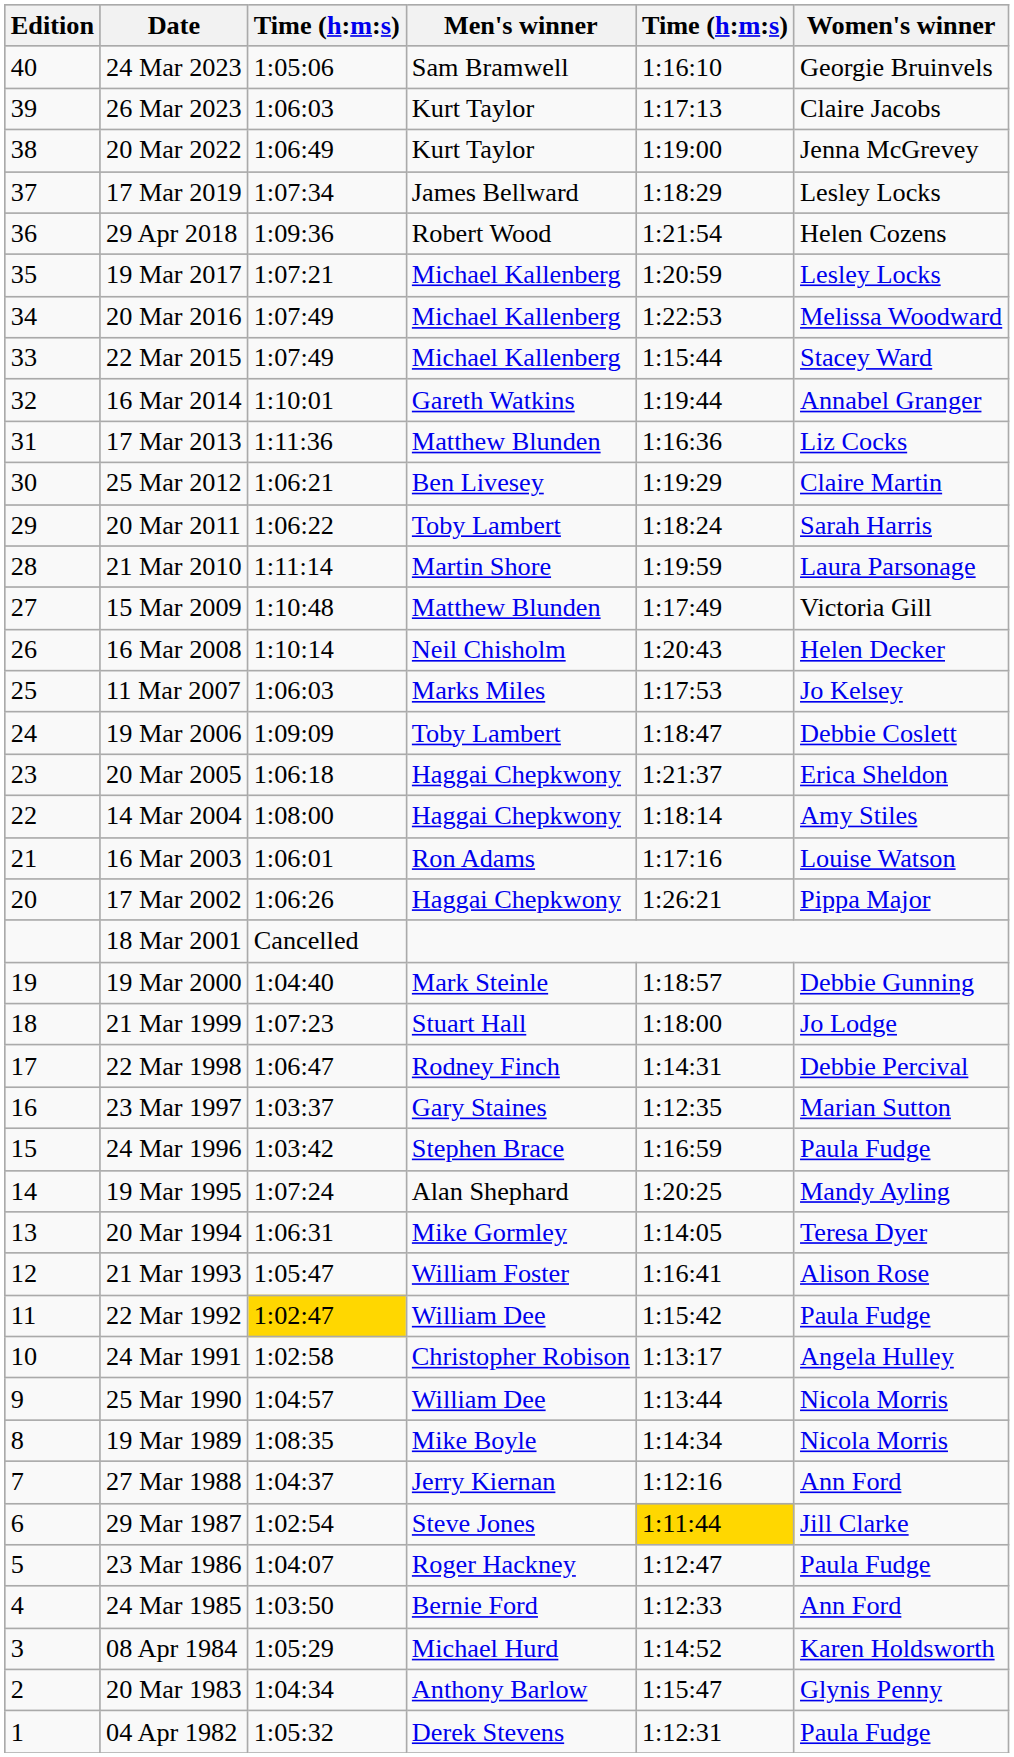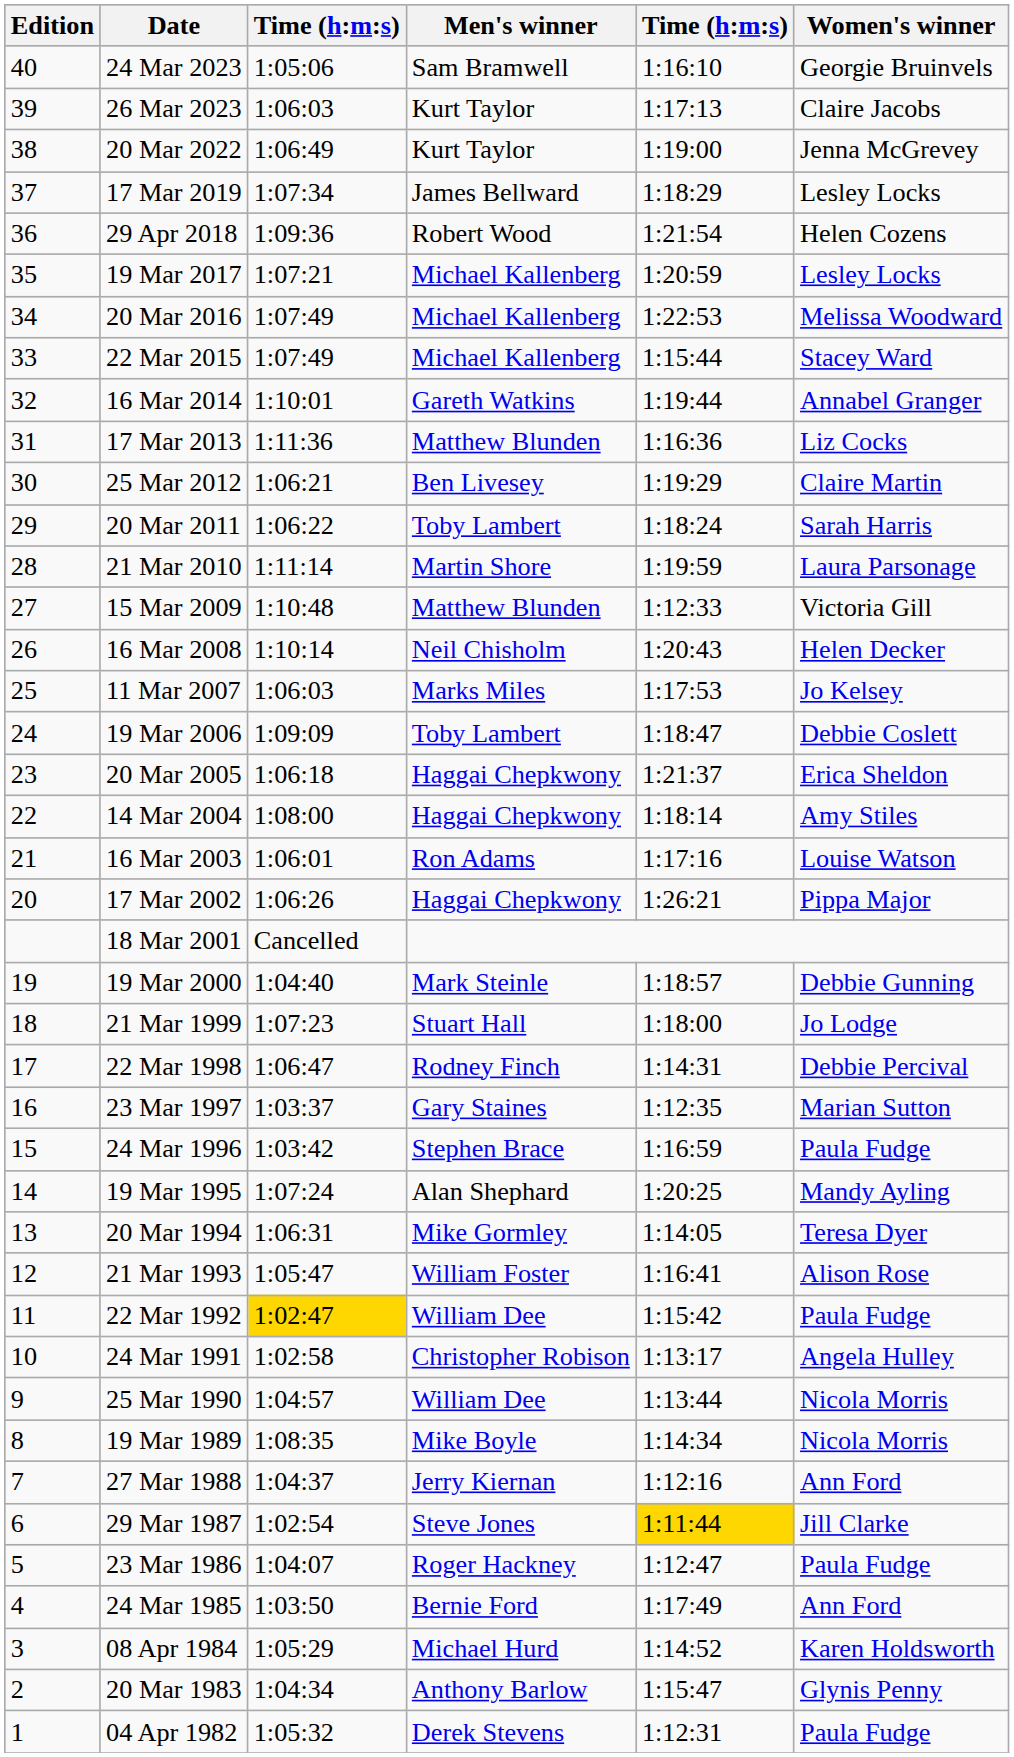(682, 607) 1:17:49 -> (682, 607) 1:12:33
(682, 1606) 1:12:33 -> (682, 1606) 1:17:49
